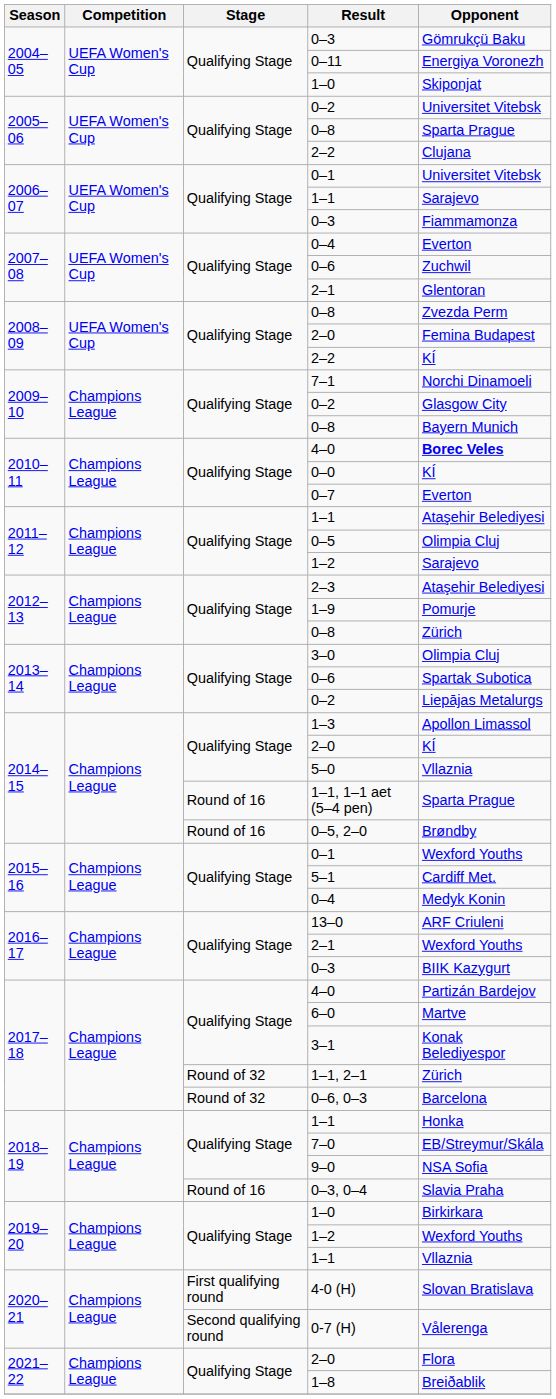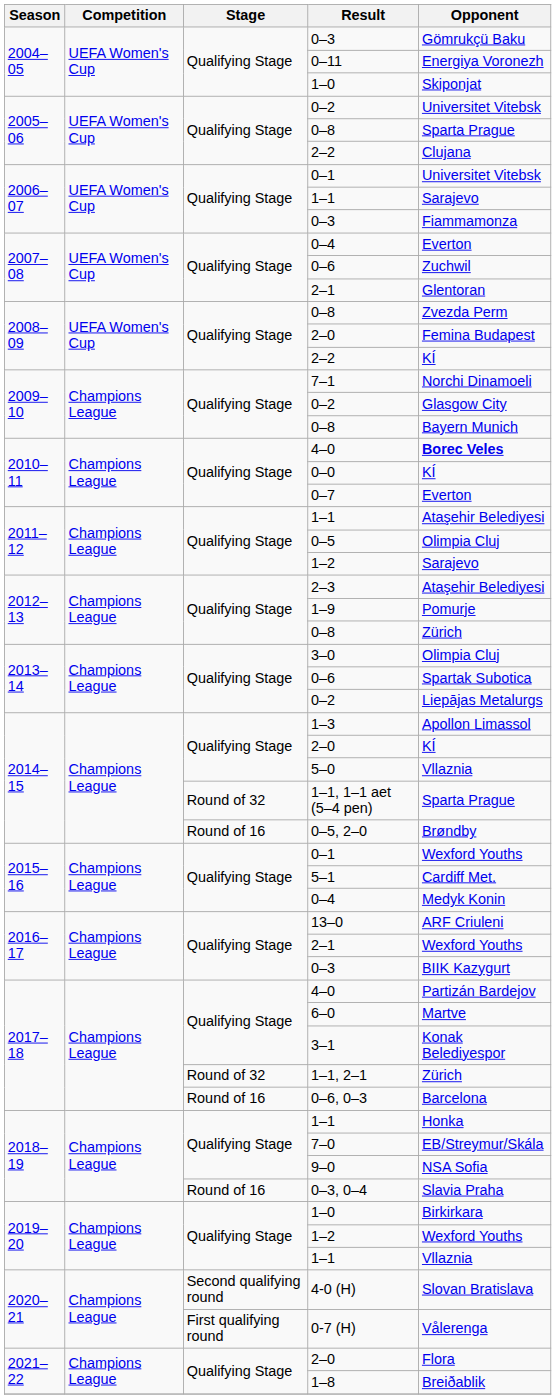(226, 800) Round of 16 -> (226, 800) Round of 32
(226, 1098) Round of 32 -> (226, 1098) Round of 16
(233, 1289) First qualifying round -> (244, 1289) Second qualifying round
(244, 1328) Second qualifying round -> (233, 1328) First qualifying round
